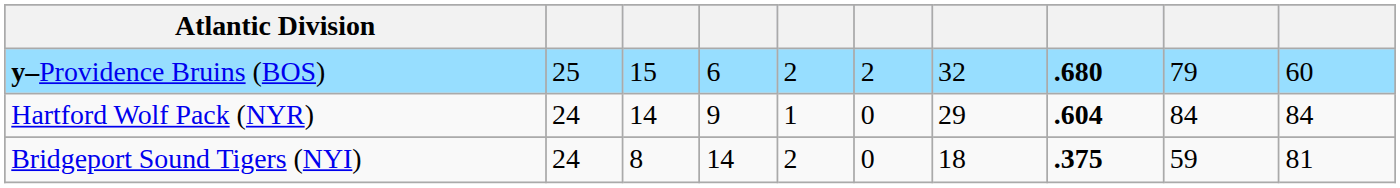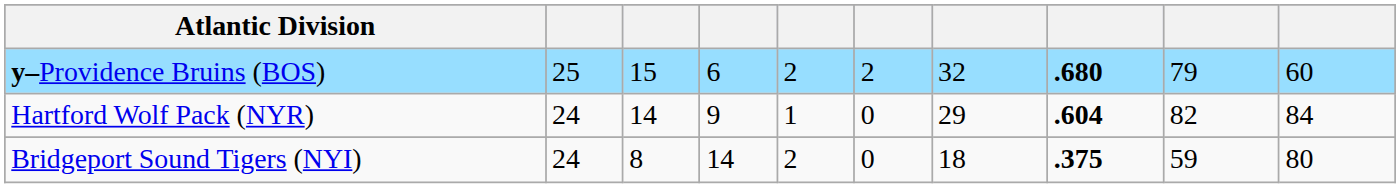(1184, 114) 84 -> (1184, 114) 82
(1299, 159) 81 -> (1299, 159) 80
